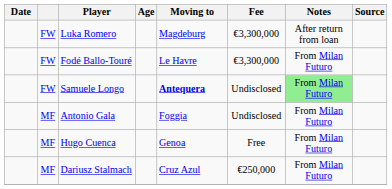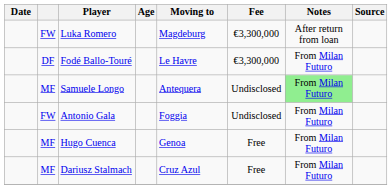(48, 61) FW -> (48, 61) DF
(48, 88) FW -> (48, 88) MF
(182, 88) bold -> (180, 88) normal
(48, 116) MF -> (48, 116) FW
(256, 170) €250,000 -> (256, 170) Free
